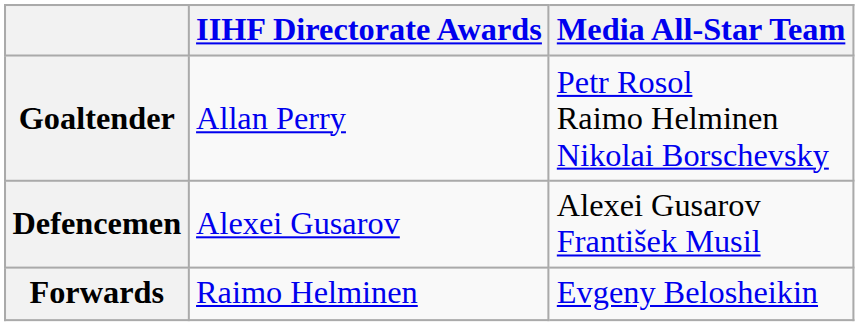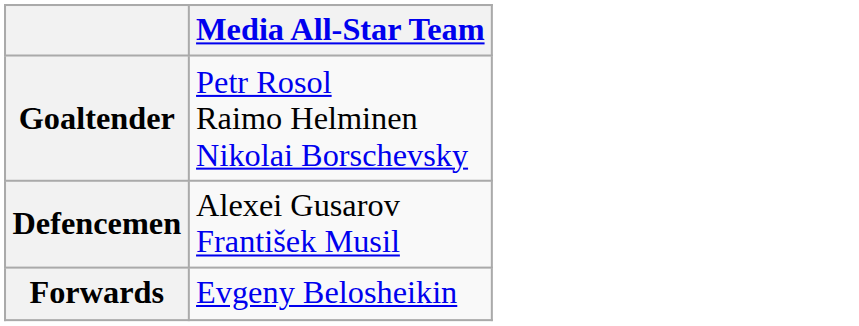- column: (369, 30)
